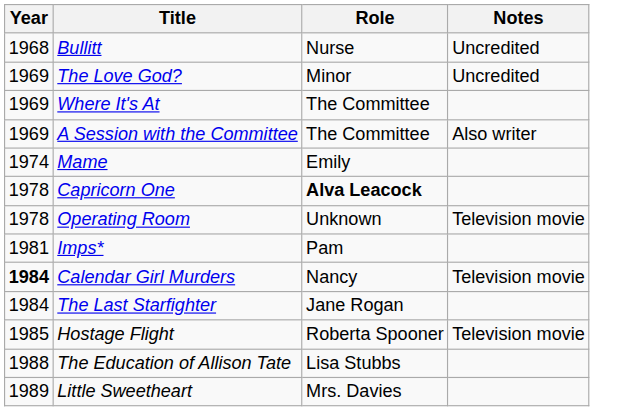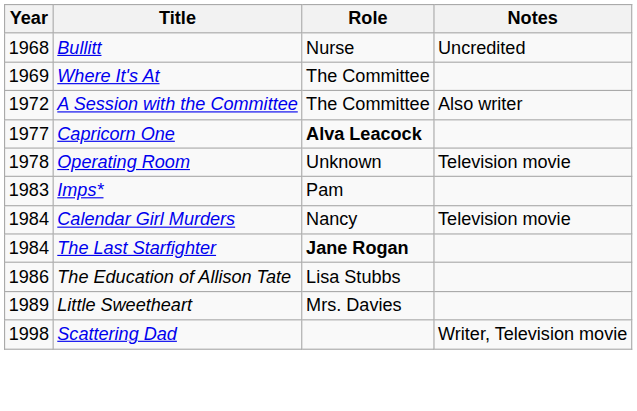- row: (120, 76)
(29, 133) 1969 -> (29, 104) 1972
- row: (82, 162)
(29, 190) 1978 -> (29, 133) 1977
(29, 248) 1981 -> (29, 190) 1983
(29, 276) bold -> (29, 219) normal
(355, 305) normal -> (357, 248) bold
- row: (116, 334)
(29, 362) 1988 -> (29, 276) 1986
+ row: (117, 334)
